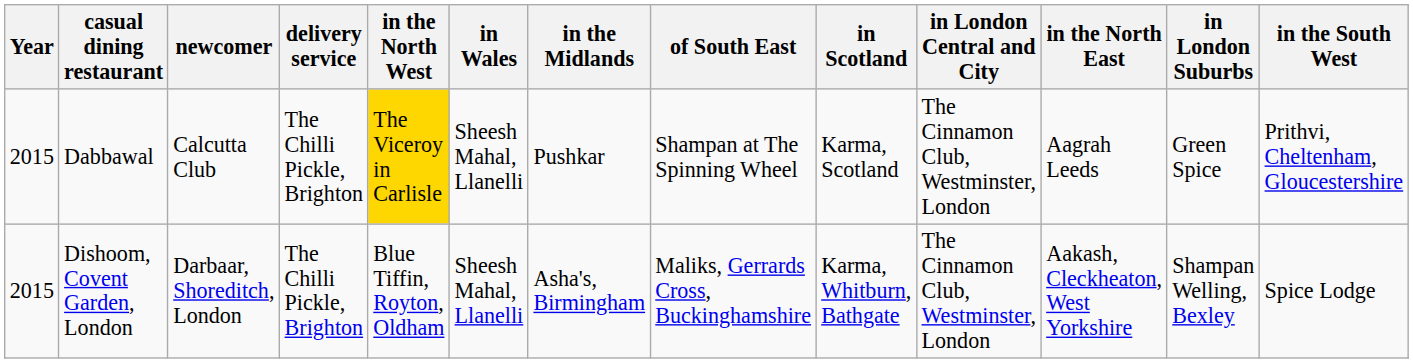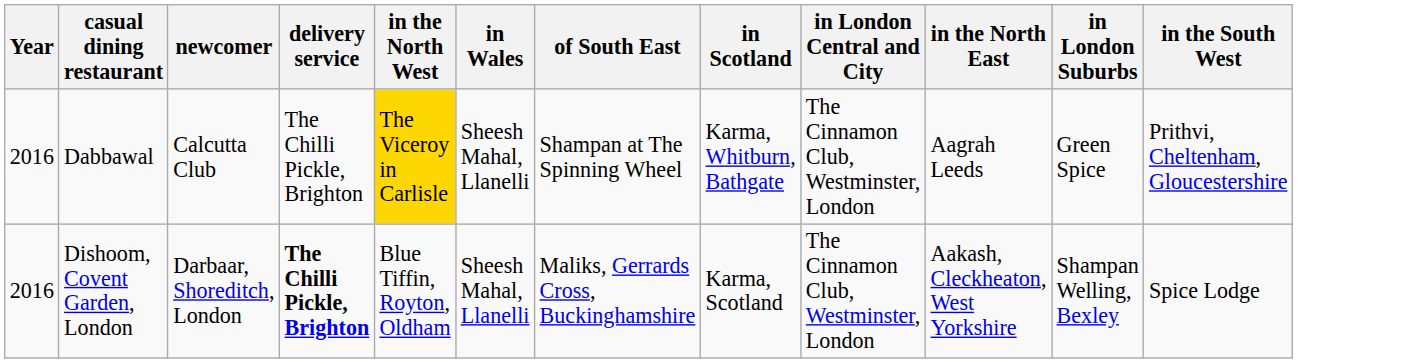- column: (589, 46)
(32, 156) 2015 -> (32, 156) 2016
(860, 156) Karma, Scotland -> (751, 156) Karma, Whitburn, Bathgate
(32, 290) 2015 -> (32, 290) 2016
(324, 290) normal -> (327, 290) bold
(866, 290) Karma, Whitburn, Bathgate -> (744, 290) Karma, Scotland
